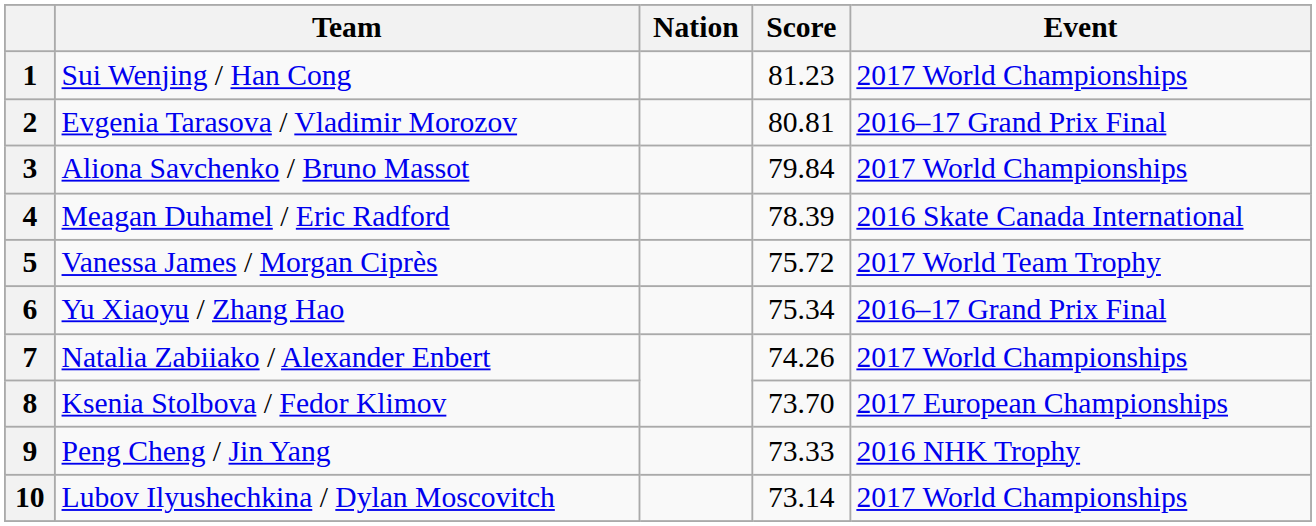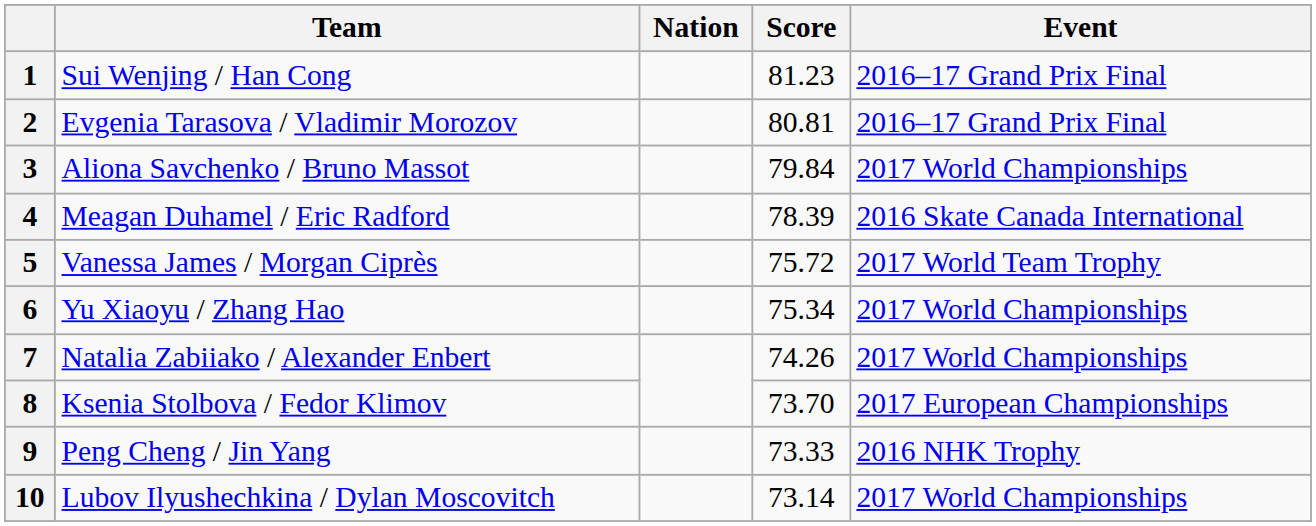(1022, 74) 2017 World Championships -> (1011, 74) 2016–17 Grand Prix Final
(1011, 309) 2016–17 Grand Prix Final -> (1022, 309) 2017 World Championships
